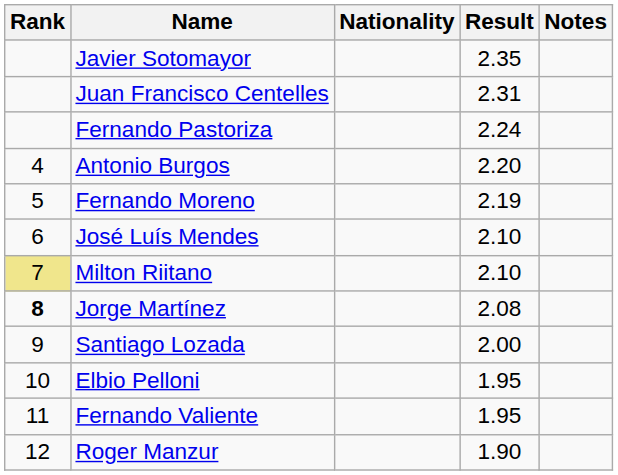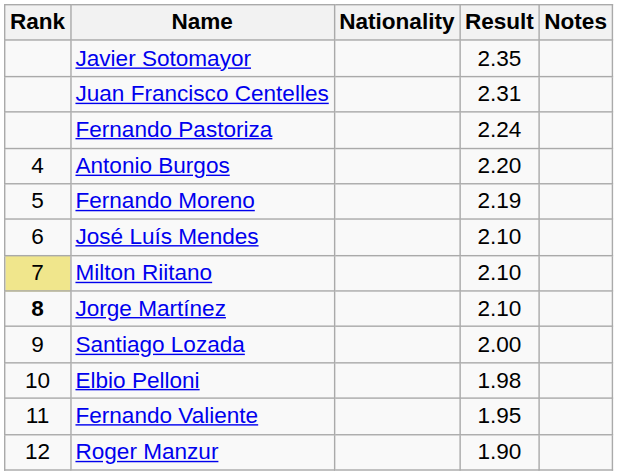(499, 308) 2.08 -> (499, 308) 2.10
(499, 380) 1.95 -> (499, 380) 1.98
